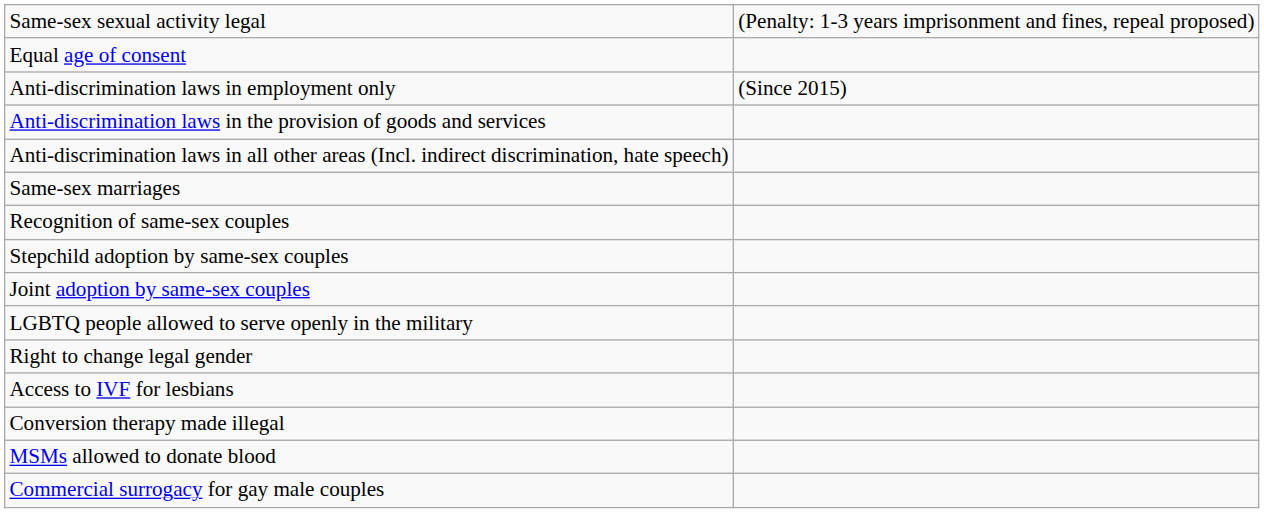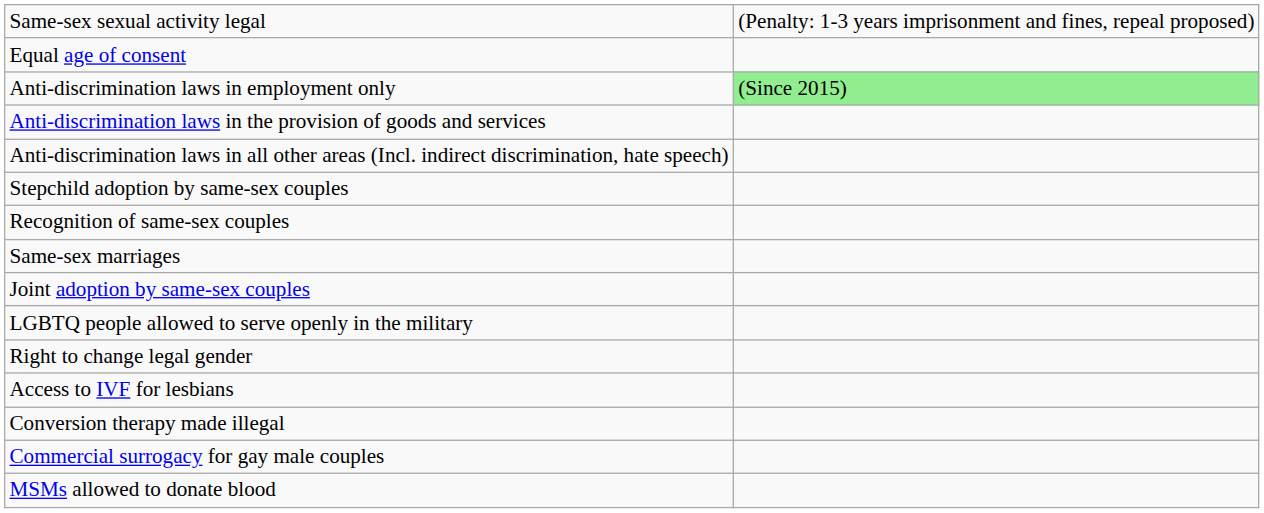(793, 88) no background -> (793, 88) lightgreen background
rows swapped: (95, 188) <-> (179, 255)
rows swapped: (197, 490) <-> (143, 456)
